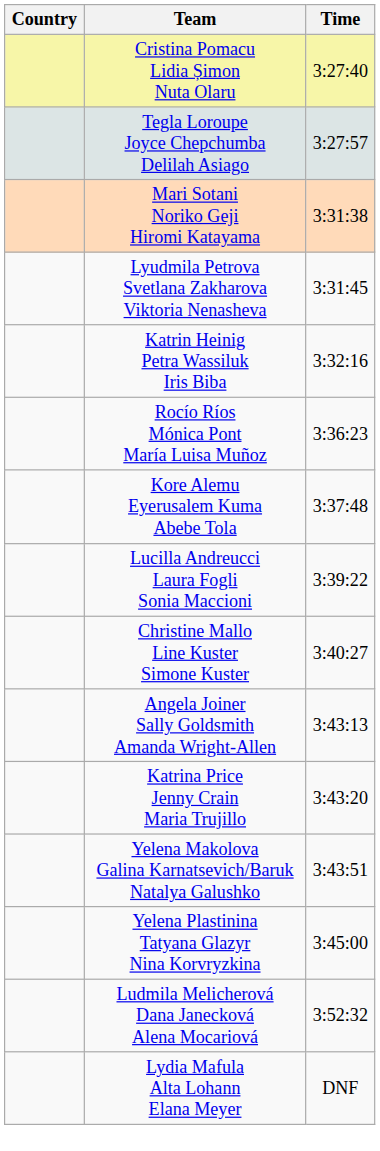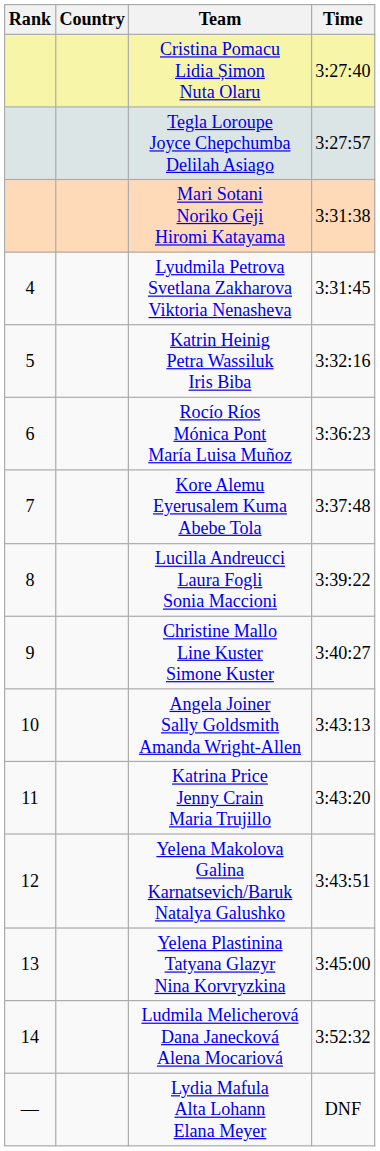+ column: (30, 19)
